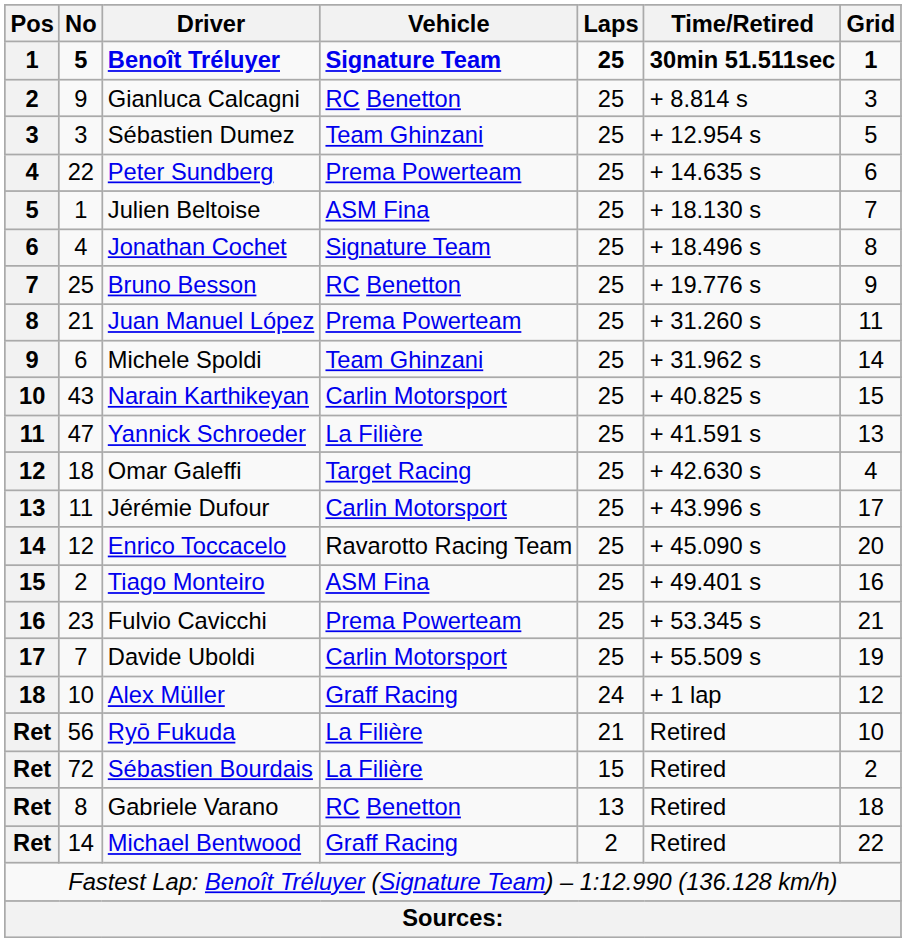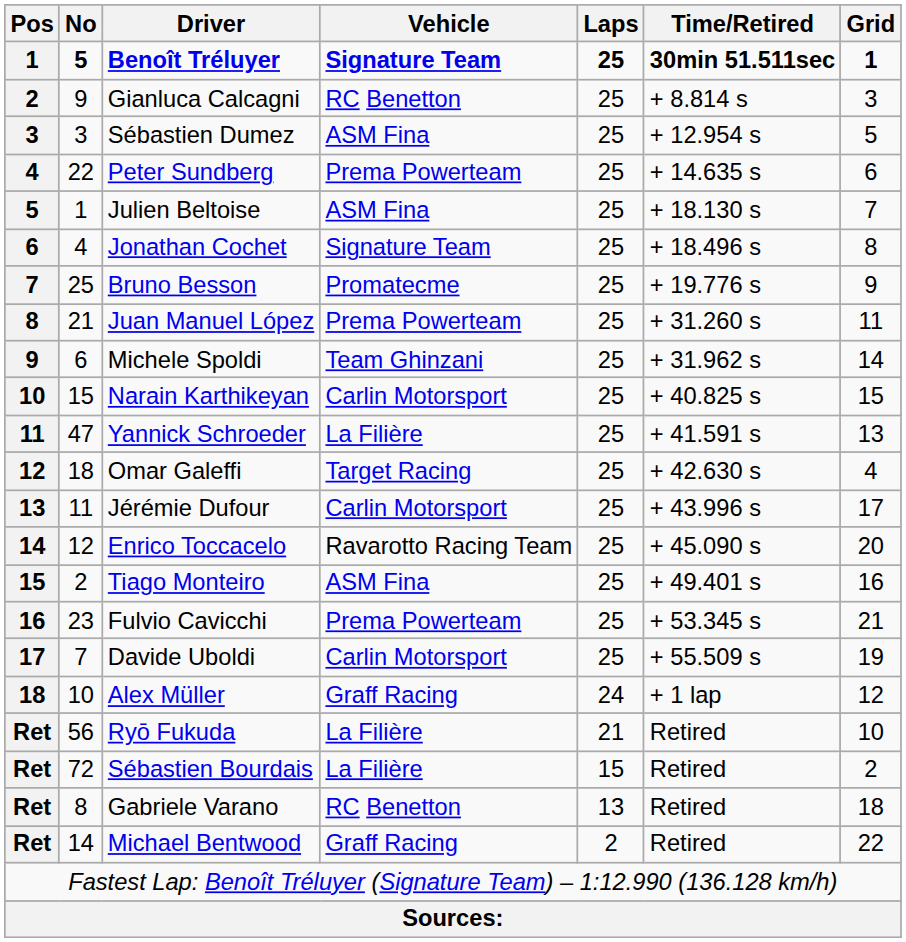(404, 135) Team Ghinzani -> (377, 135) ASM Fina
(393, 284) RC Benetton -> (393, 284) Promatecme
(81, 396) 43 -> (81, 396) 15
